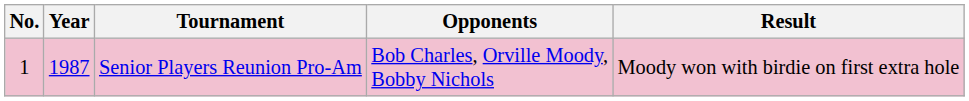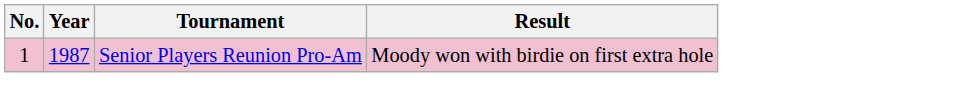- column: (490, 21)
